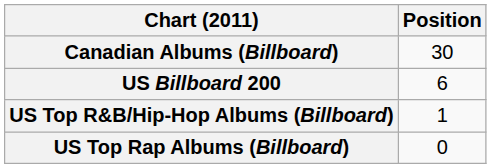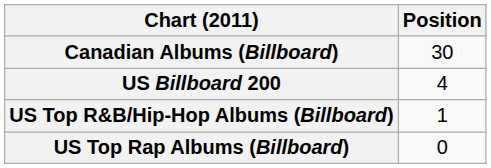(442, 83) 6 -> (442, 83) 4
